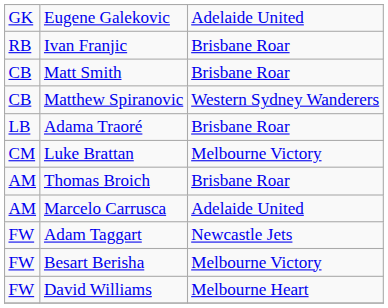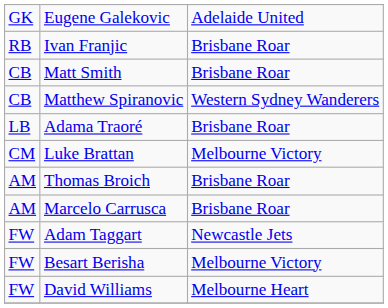(248, 208) Adelaide United -> (240, 208) Brisbane Roar
